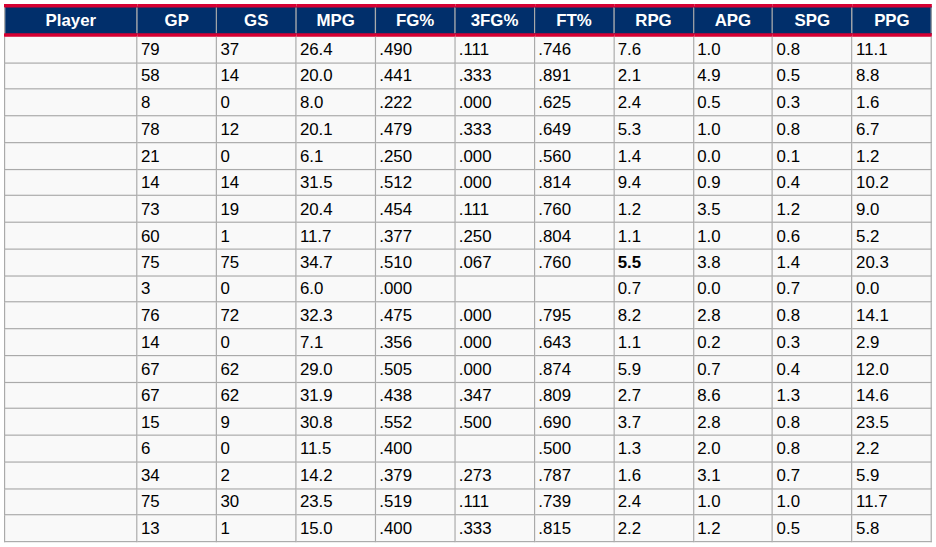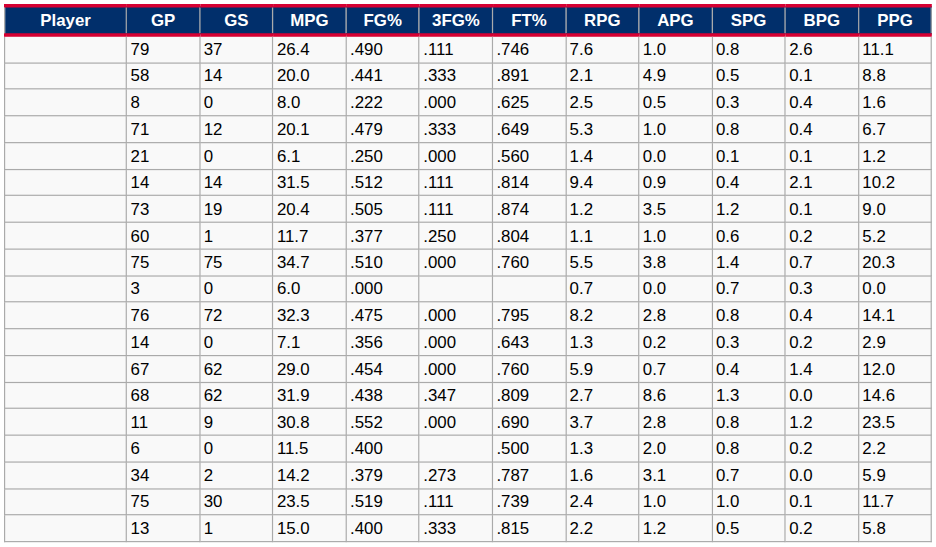+ column: (822, 21)
(629, 103) 2.4 -> (581, 103) 2.5
(150, 129) 78 -> (140, 129) 71
(475, 183) .000 -> (438, 183) .111
(396, 209) .454 -> (366, 209) .505
(555, 209) .760 -> (513, 209) .874
(475, 263) .067 -> (440, 263) .000
(629, 263) bold -> (581, 263) normal
(629, 342) 1.1 -> (581, 342) 1.3
(396, 369) .505 -> (366, 369) .454
(555, 369) .874 -> (513, 369) .760
(150, 396) 67 -> (140, 396) 68
(150, 422) 15 -> (139, 422) 11
(475, 422) .500 -> (440, 422) .000
